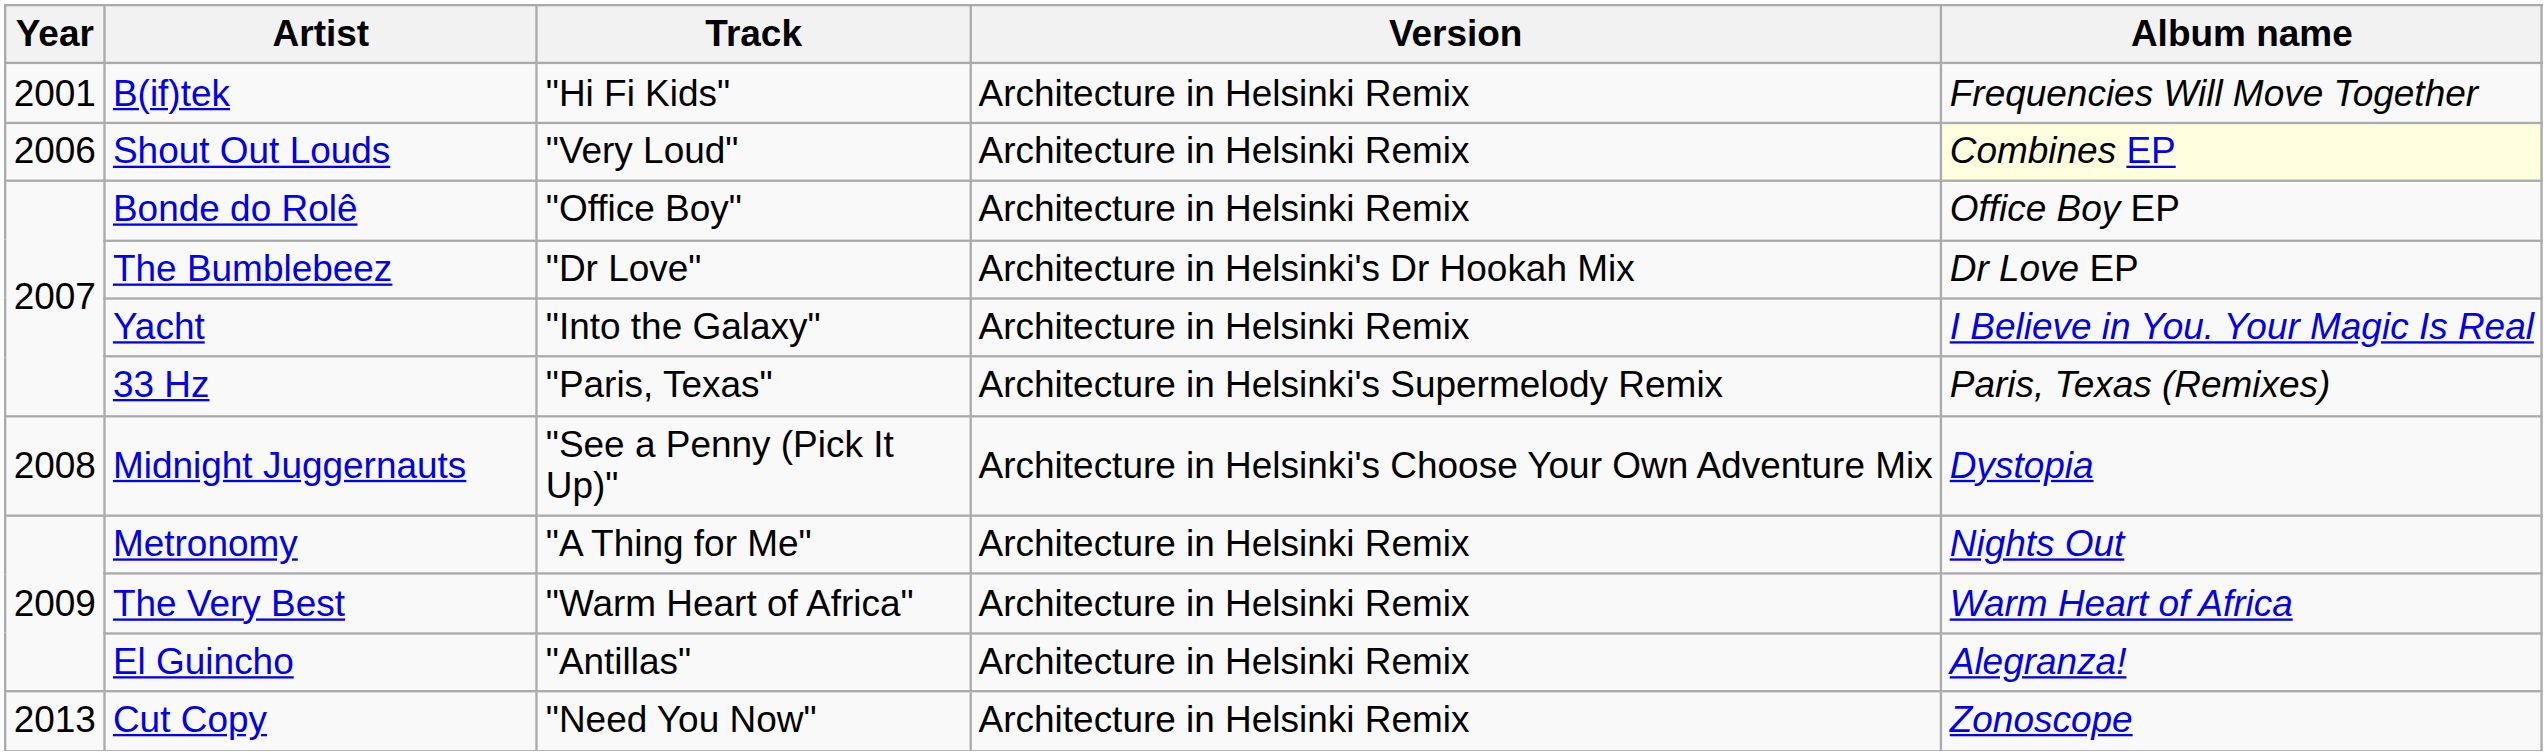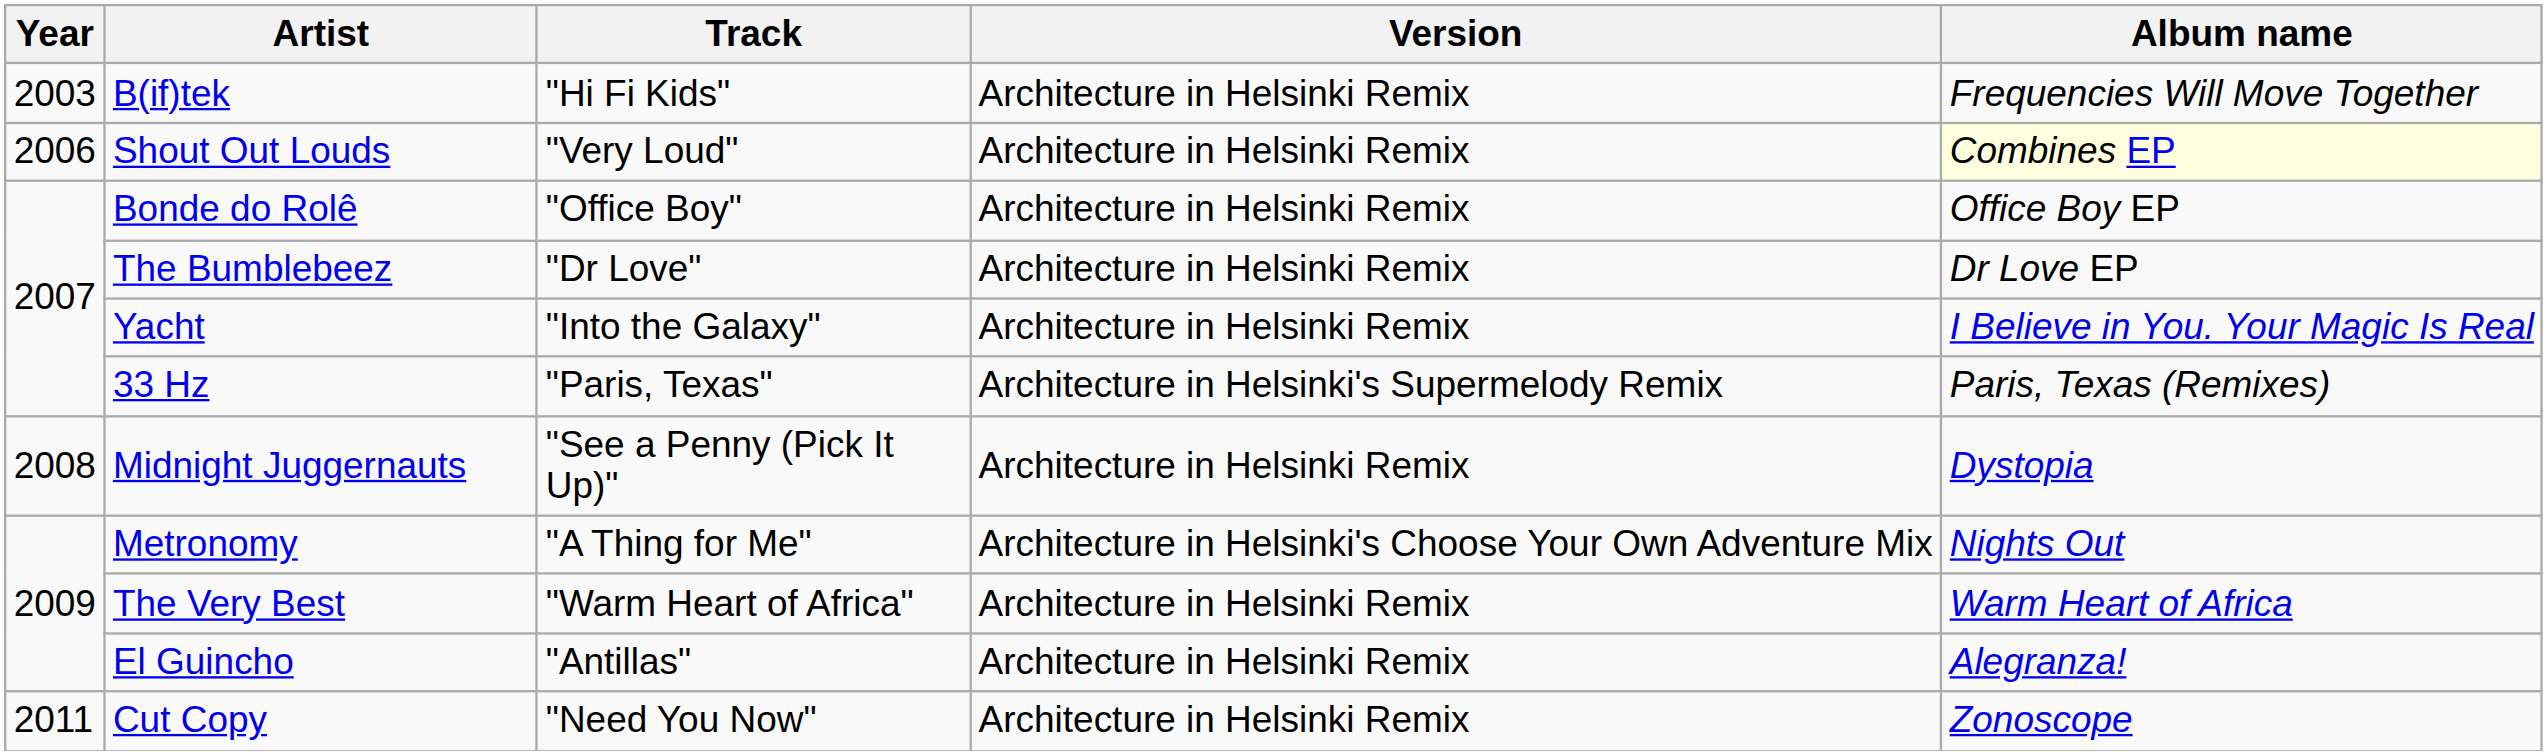(55, 92) 2001 -> (55, 92) 2003
(1307, 268) Architecture in Helsinki's Dr Hookah Mix -> (1224, 268) Architecture in Helsinki Remix
(1456, 464) Architecture in Helsinki's Choose Your Own Adventure Mix -> (1224, 464) Architecture in Helsinki Remix
(1224, 544) Architecture in Helsinki Remix -> (1456, 544) Architecture in Helsinki's Choose Your Own Adventure Mix
(55, 720) 2013 -> (53, 720) 2011
